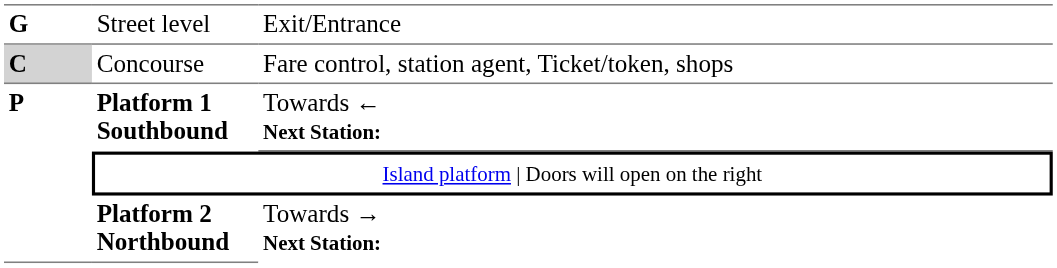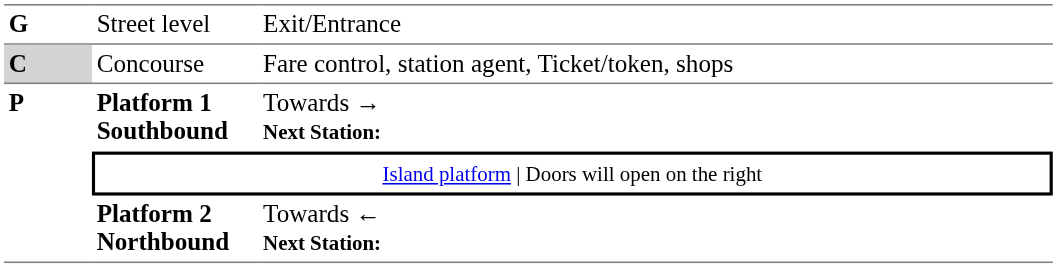(322, 116) Towards ← Next Station: -> (322, 116) Towards → Next Station:
(322, 228) Towards → Next Station: -> (322, 228) Towards ← Next Station:
